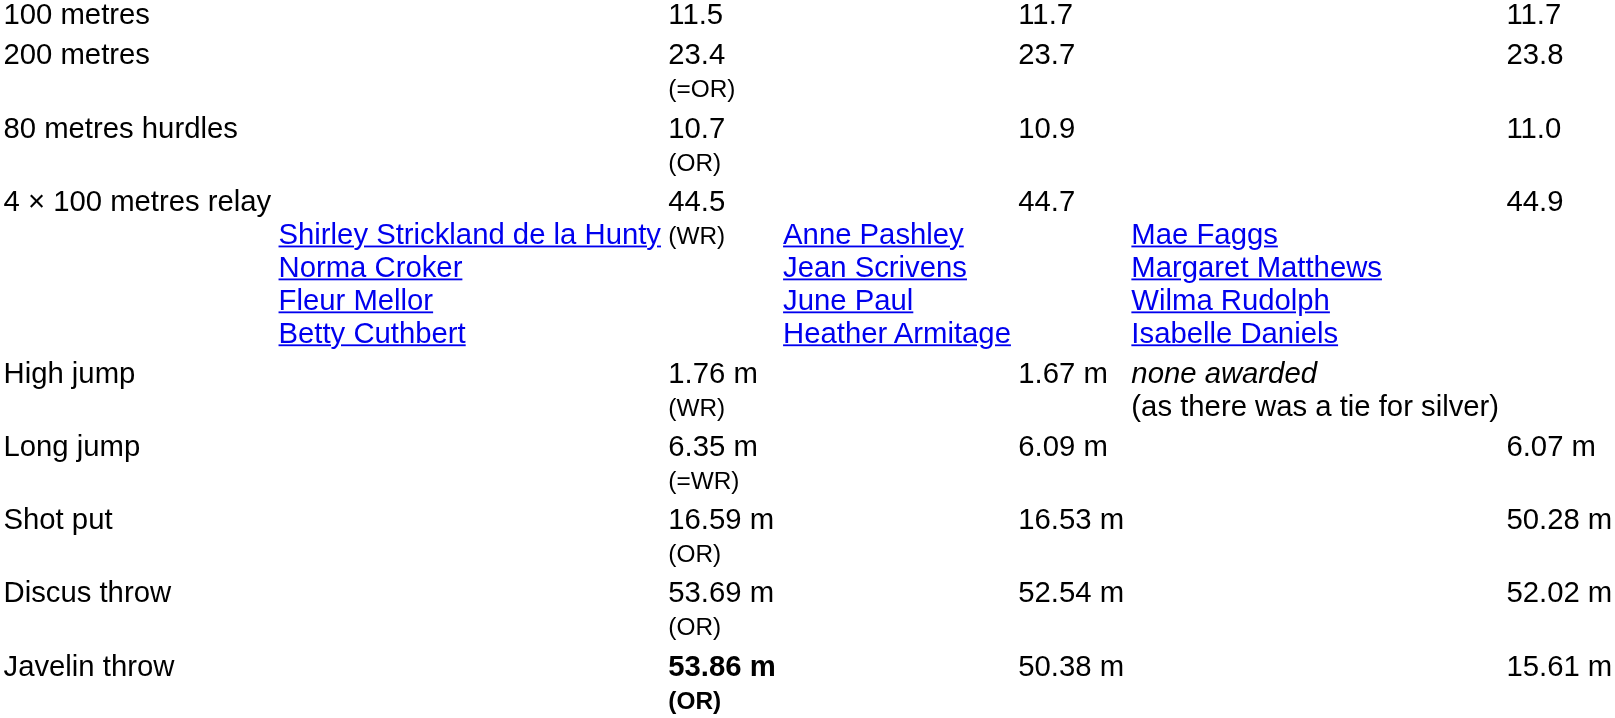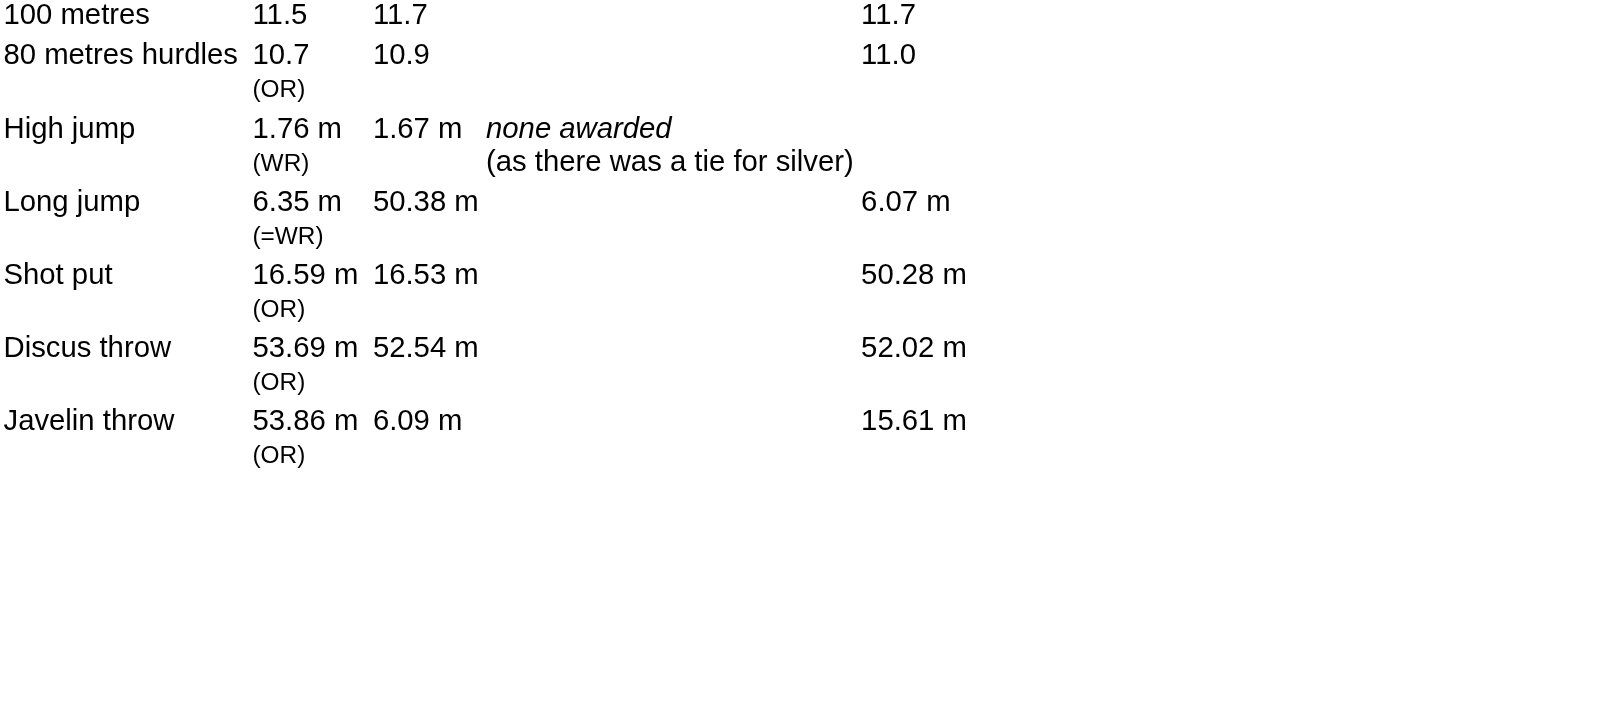- row: (77, 54)
- row: (137, 201)
(1063, 446) 6.09 m -> (426, 201) 50.38 m
(722, 682) bold -> (305, 437) normal
(1071, 666) 50.38 m -> (418, 420) 6.09 m
